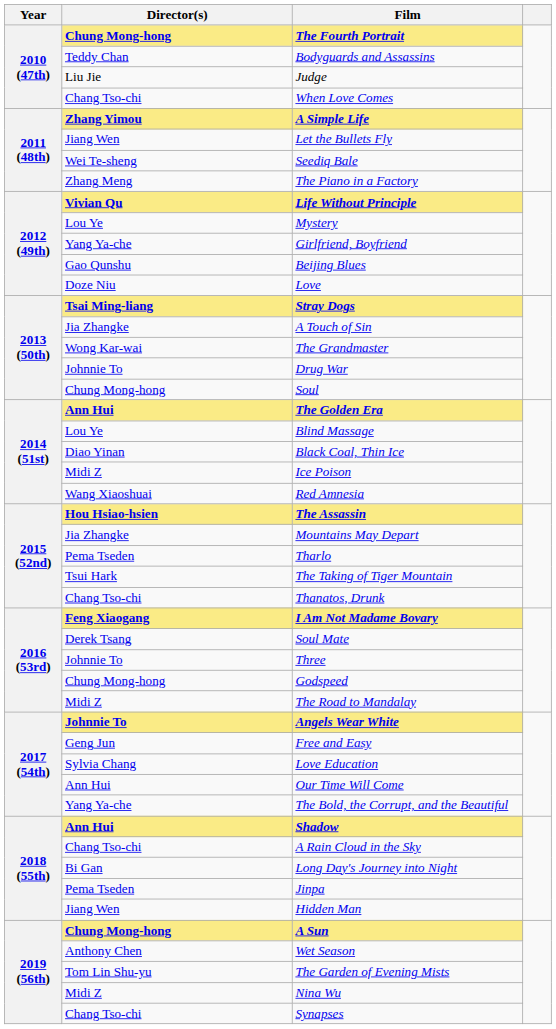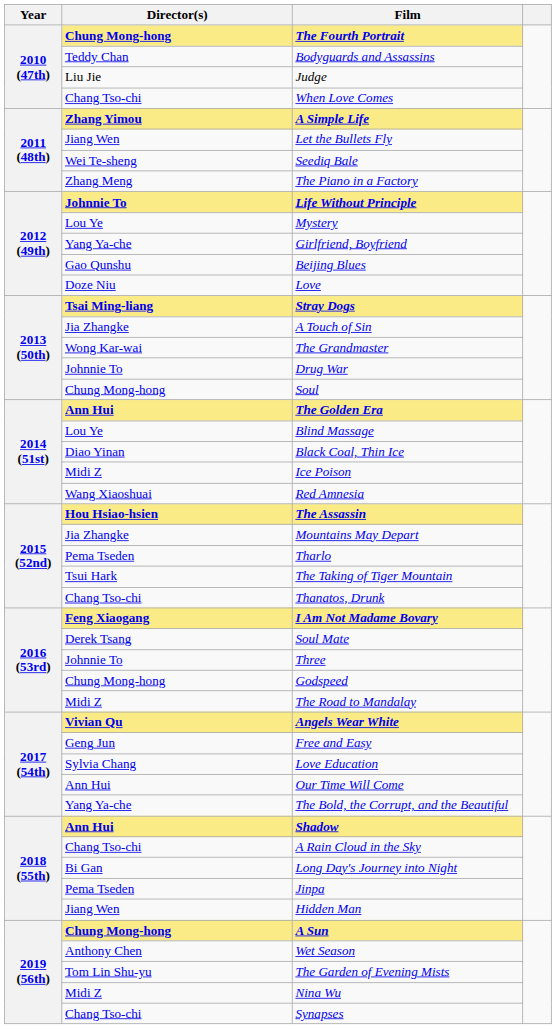(94, 202) Vivian Qu -> (96, 202) Johnnie To
(96, 722) Johnnie To -> (94, 722) Vivian Qu
